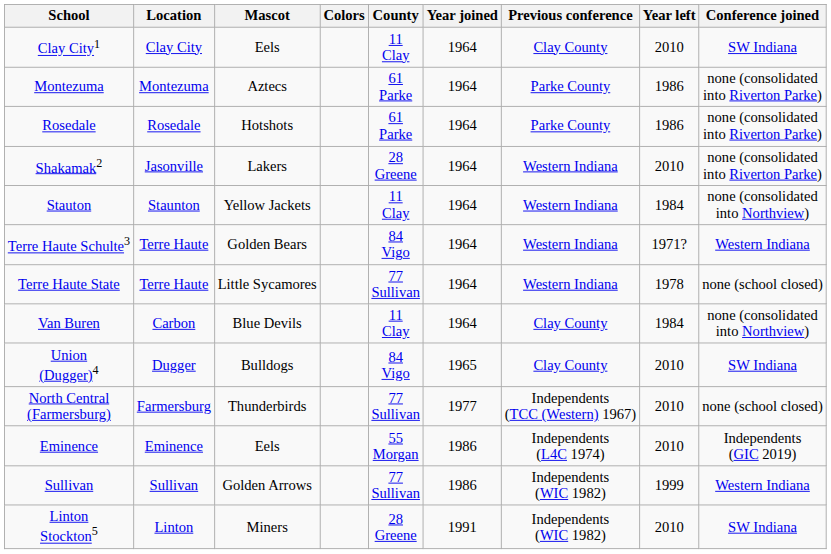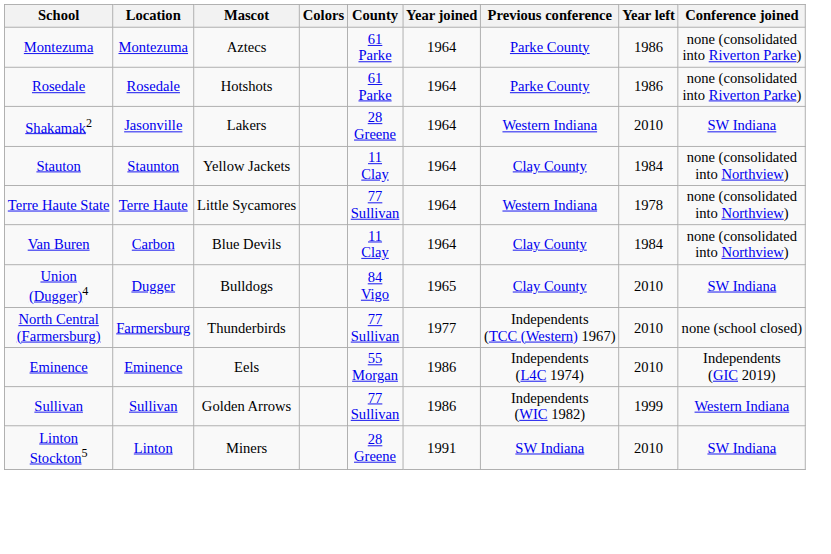- row: (69, 47)
(762, 165) none (consolidated into Riverton Parke) -> (742, 126) SW Indiana
(570, 205) Western Indiana -> (550, 165) Clay County
- row: (69, 244)
(762, 284) none (school closed) -> (742, 205) none (consolidated into Northview)
(570, 526) Independents (WIC 1982) -> (550, 447) SW Indiana
